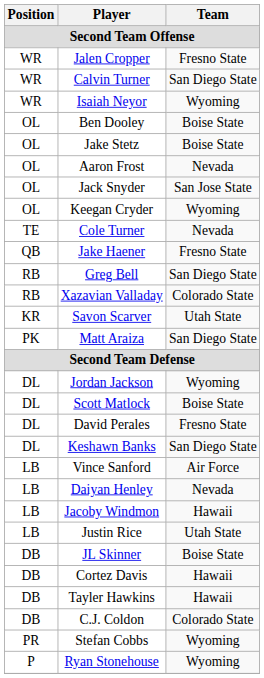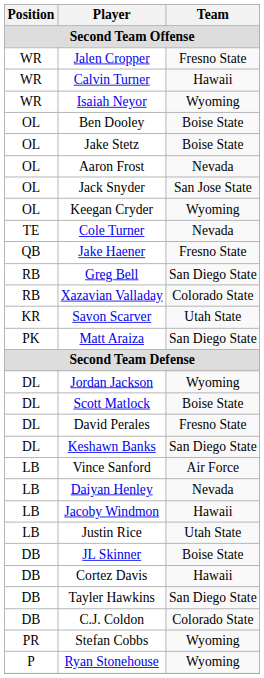(213, 79) San Diego State -> (213, 79) Hawaii
(213, 597) Hawaii -> (213, 597) San Diego State
